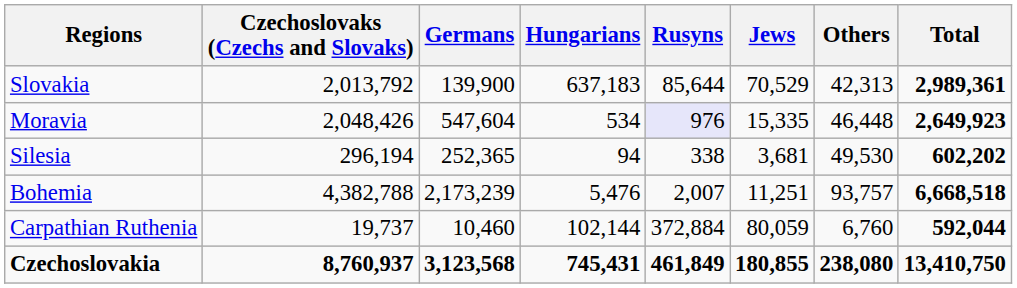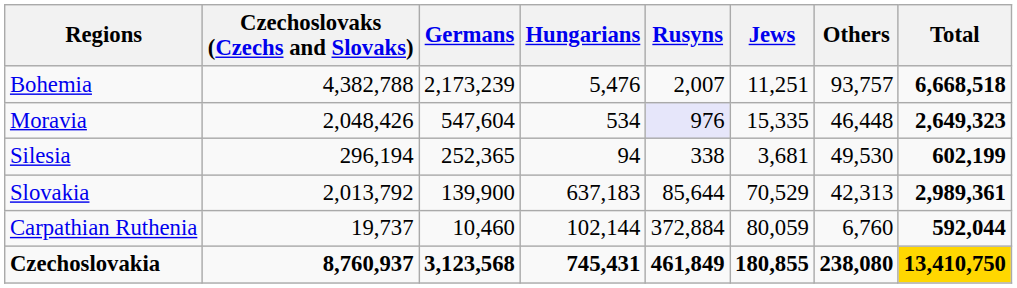rows swapped: (51, 192) <-> (50, 84)
(961, 120) 2,649,923 -> (961, 120) 2,649,323
(969, 156) 602,202 -> (969, 156) 602,199
(955, 264) no background -> (955, 264) gold background
